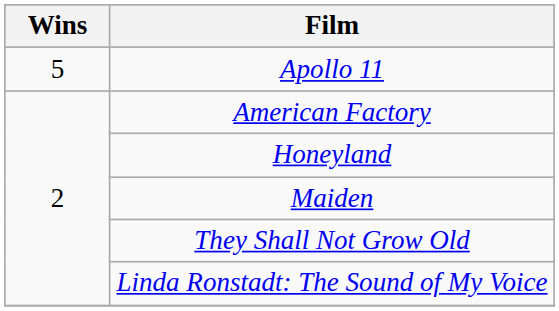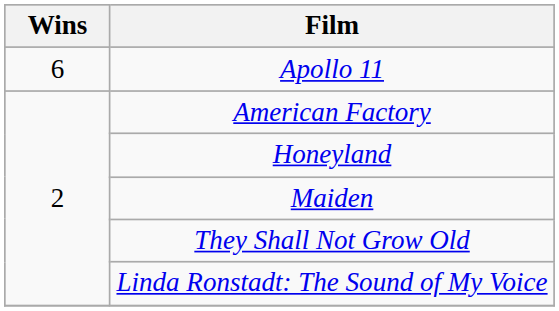(58, 68) 5 -> (58, 68) 6
